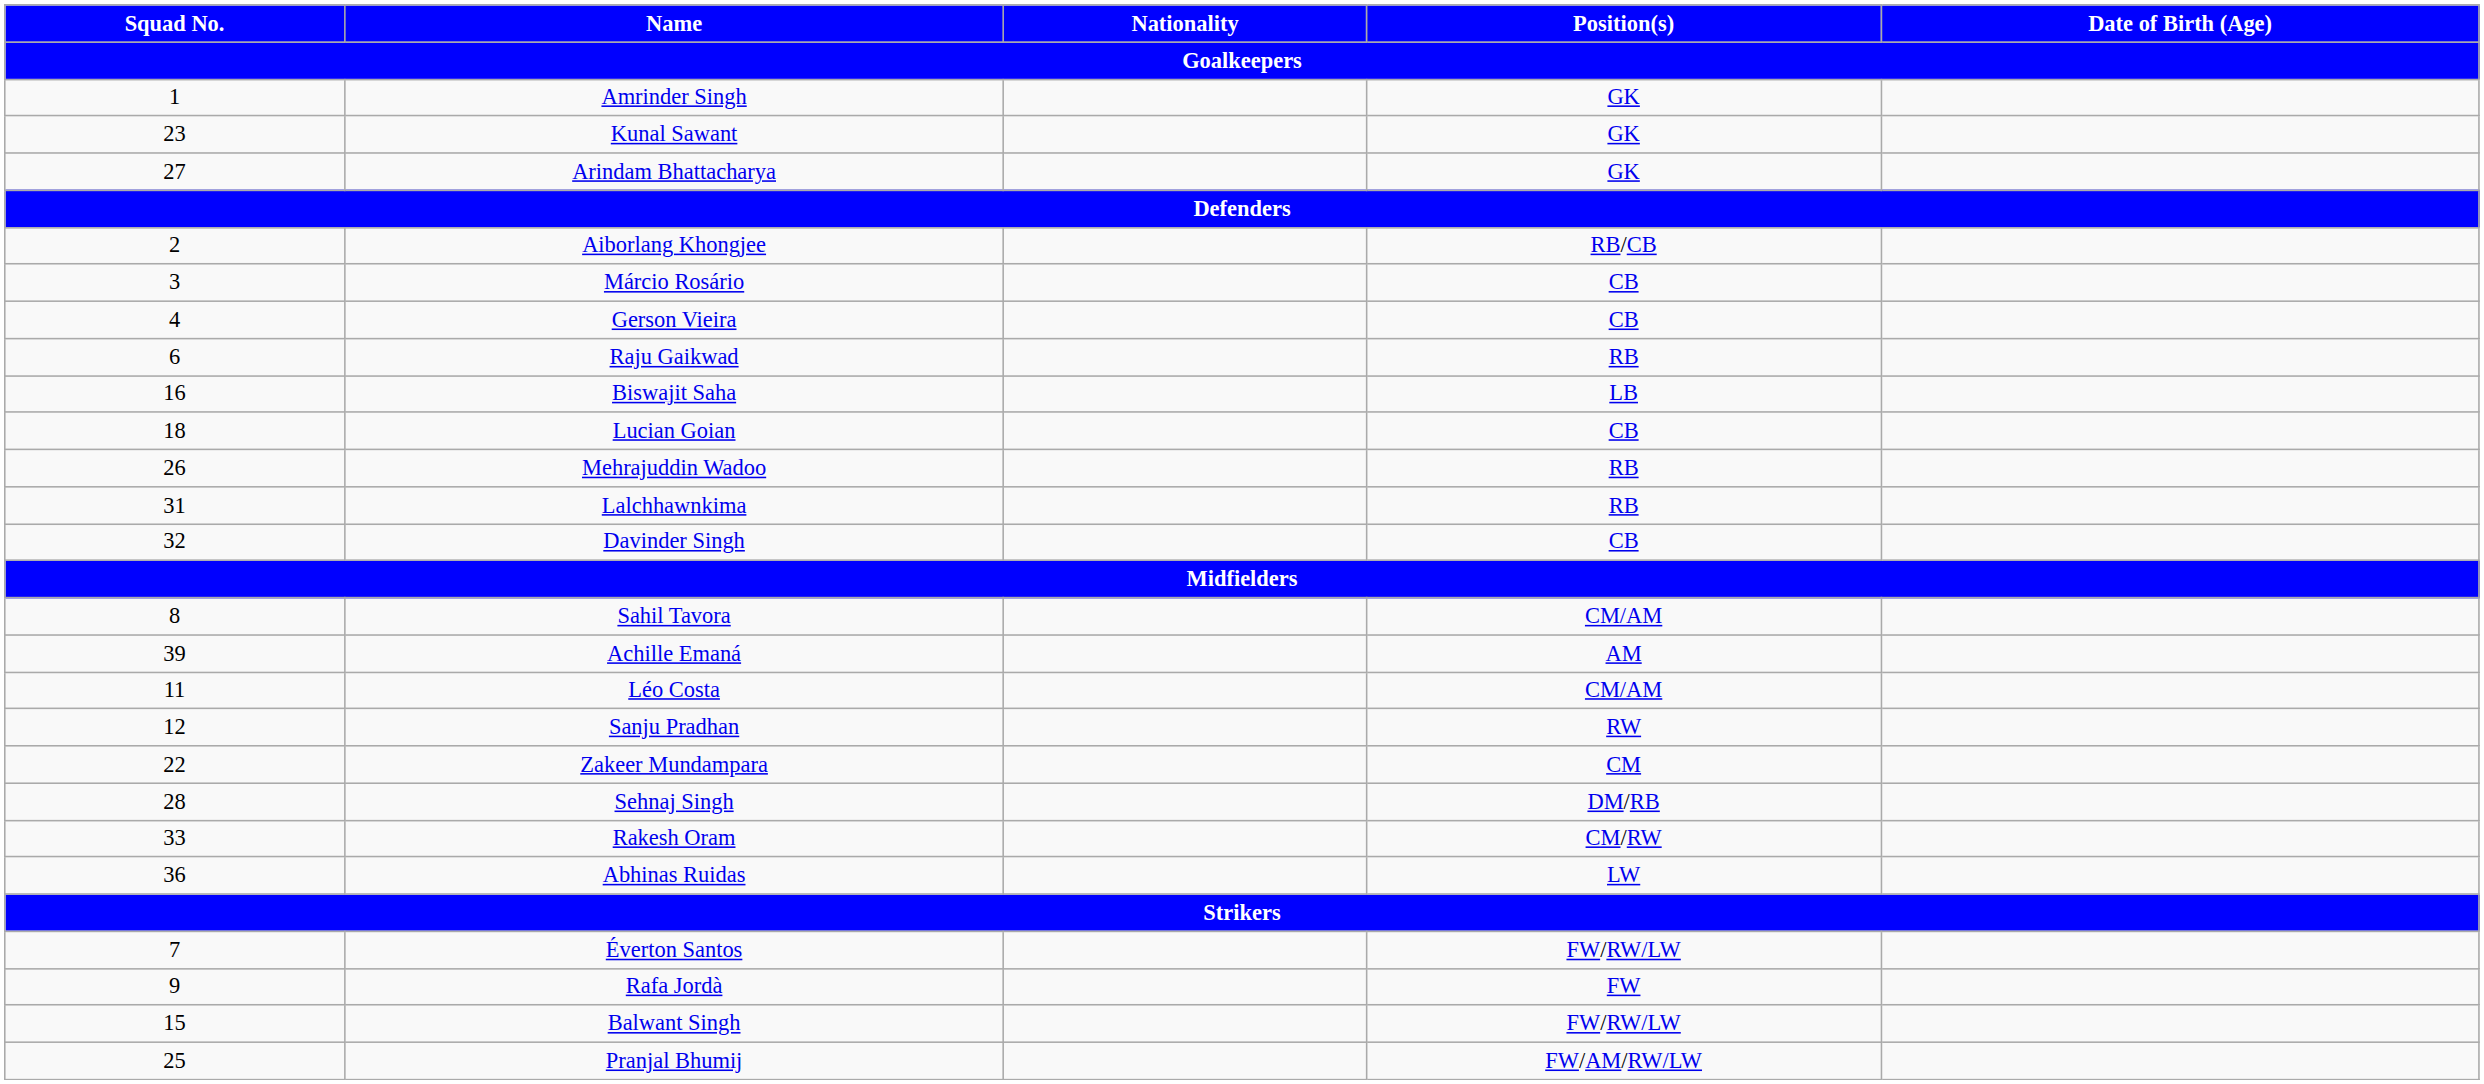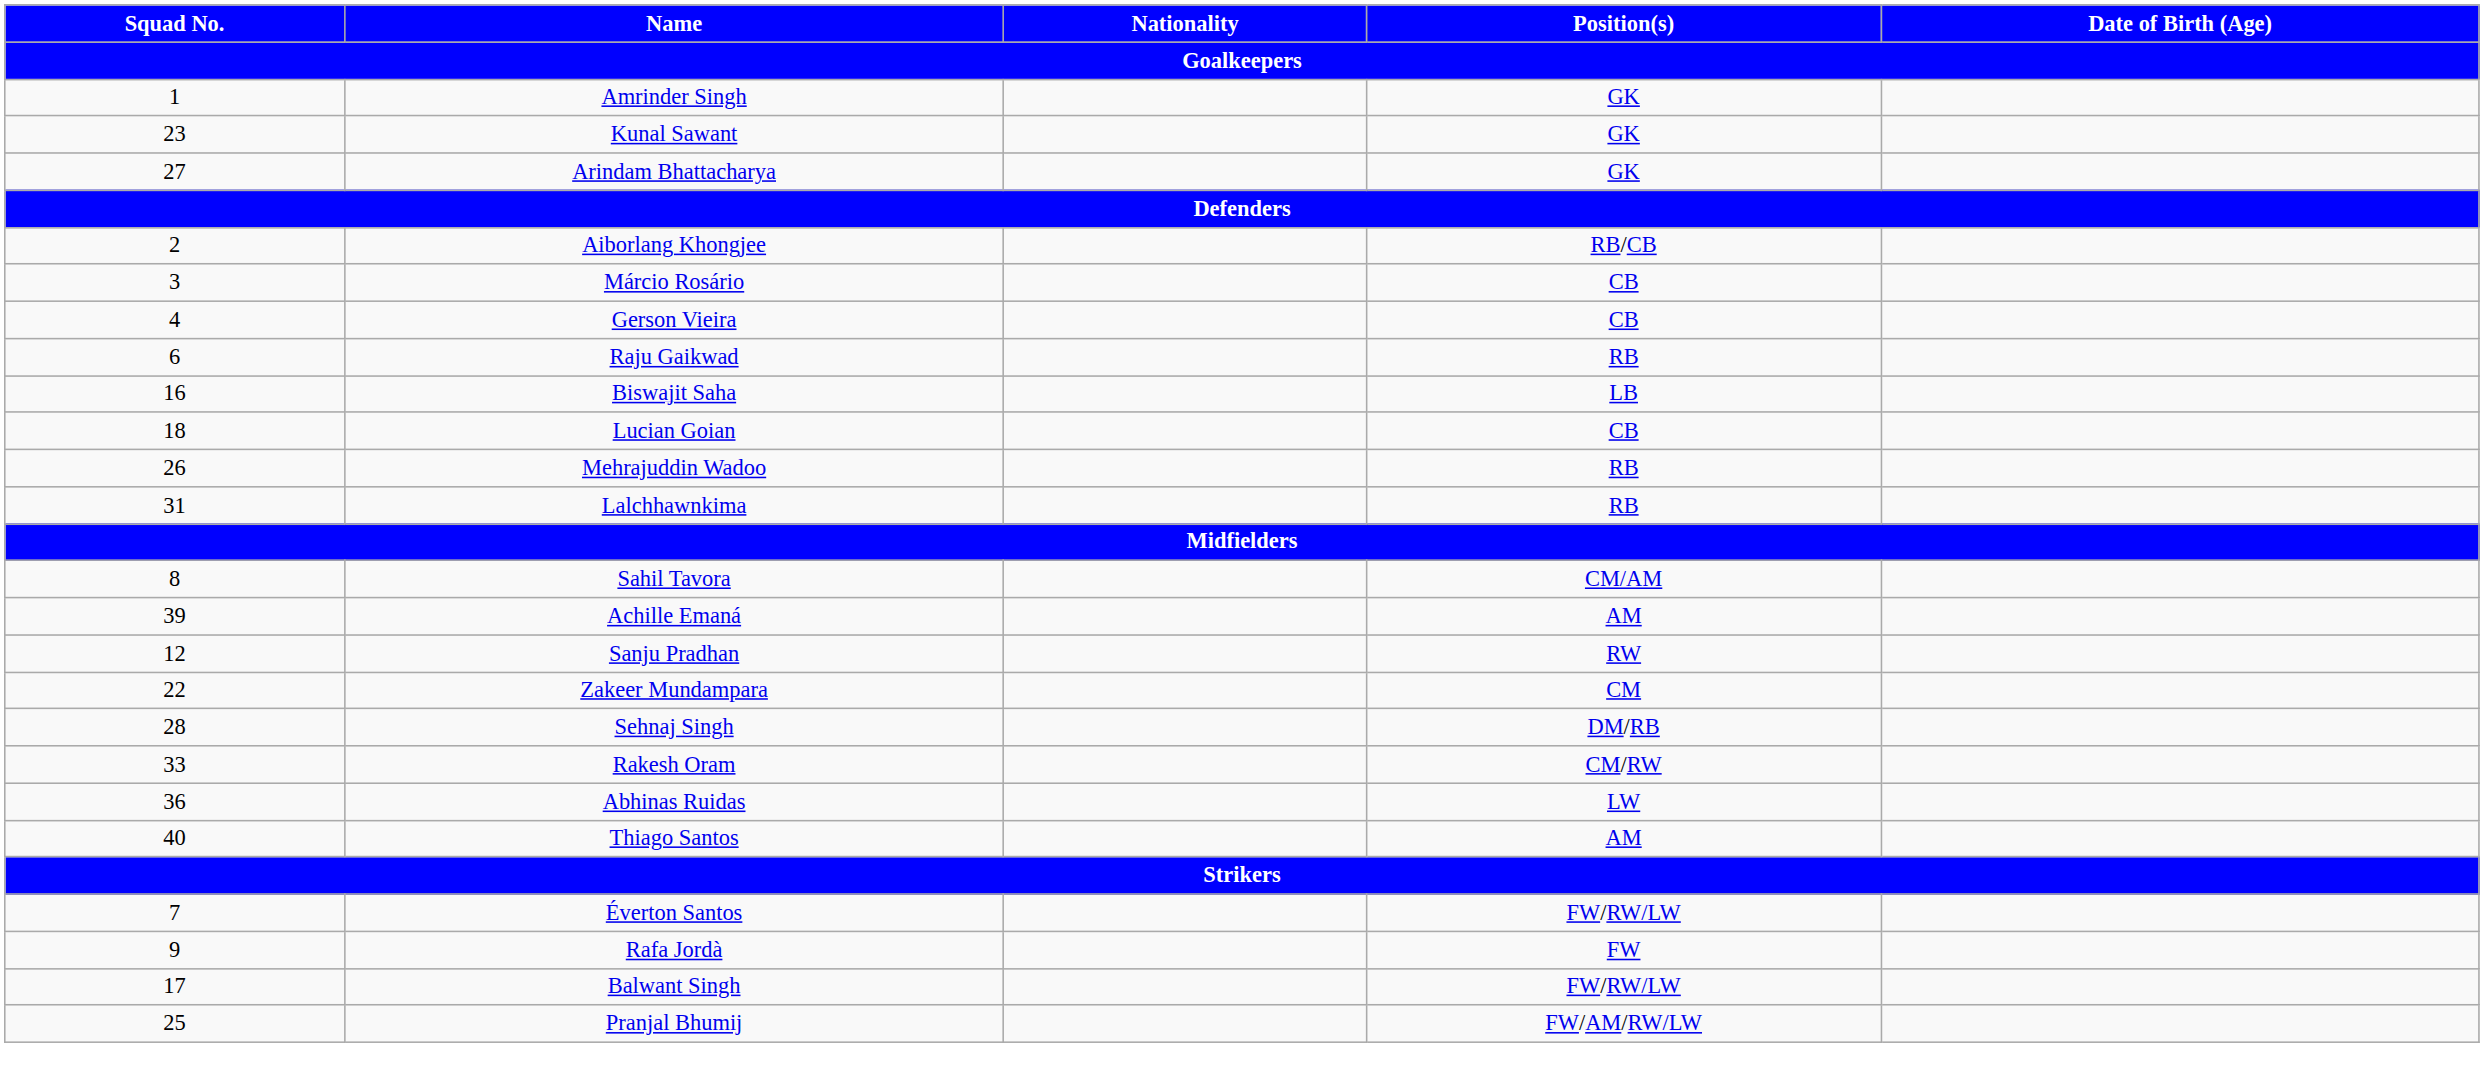- row: (674, 542)
- row: (674, 690)
+ row: (674, 838)
(175, 1023) 15 -> (175, 986) 17
